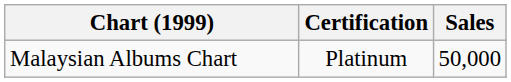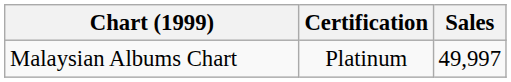(470, 58) 50,000 -> (470, 58) 49,997
